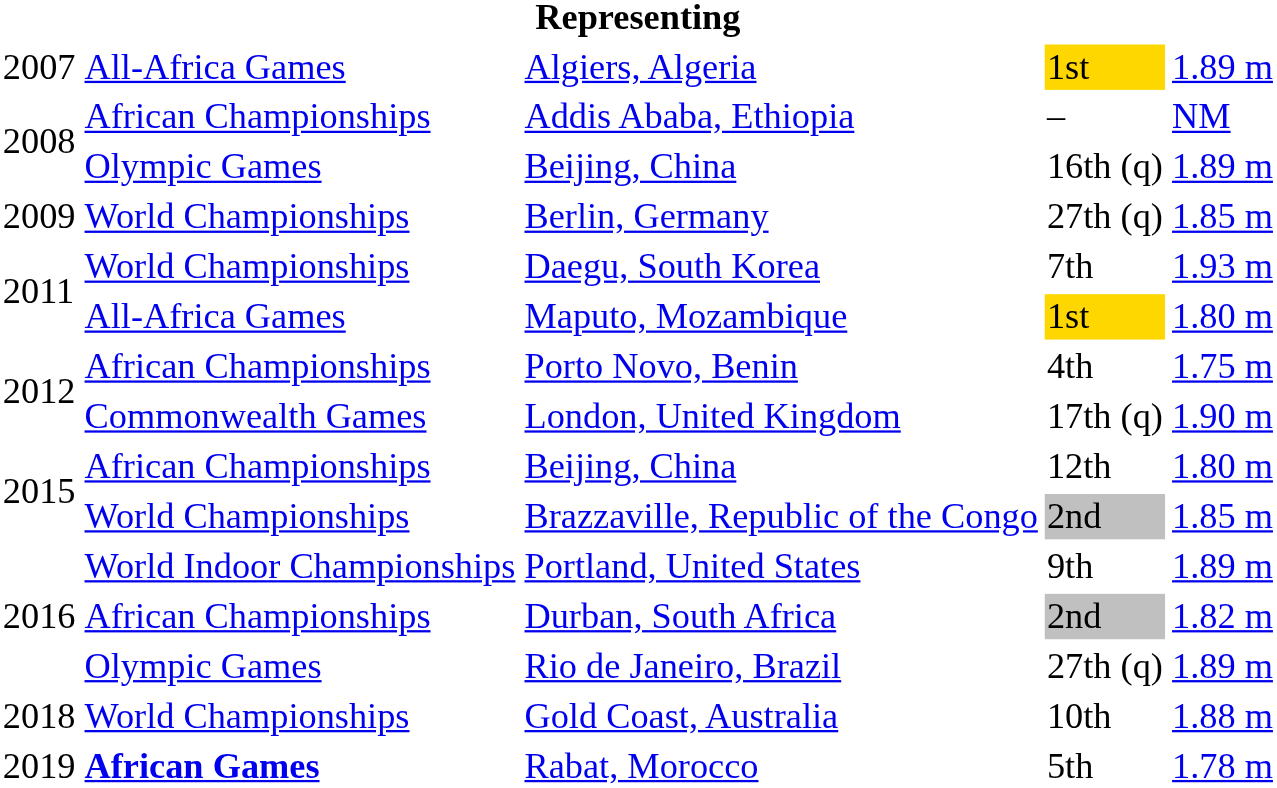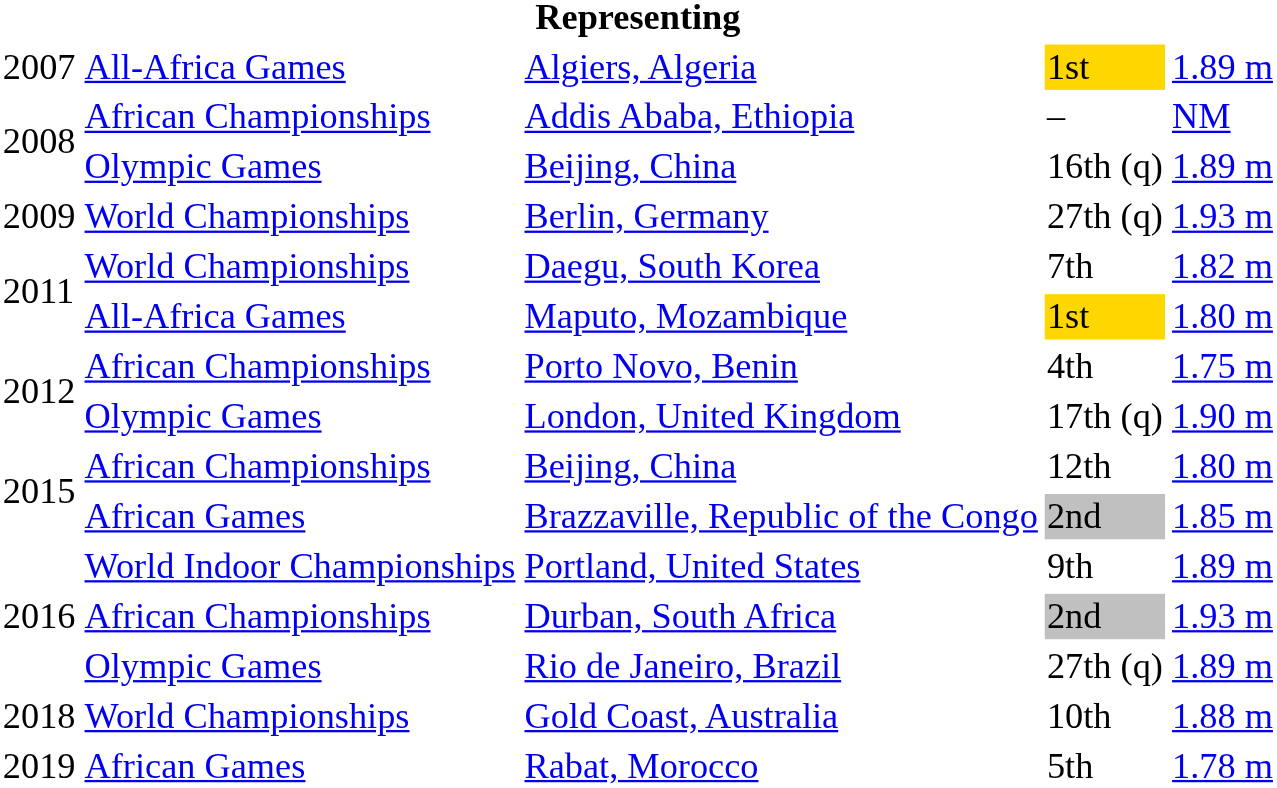(1222, 216) 1.85 m -> (1222, 216) 1.93 m
(1222, 266) 1.93 m -> (1222, 266) 1.82 m
(256, 416) Commonwealth Games -> (203, 416) Olympic Games
(247, 516) World Championships -> (195, 516) African Games
(1222, 615) 1.82 m -> (1222, 615) 1.93 m
(202, 765) bold -> (195, 765) normal
